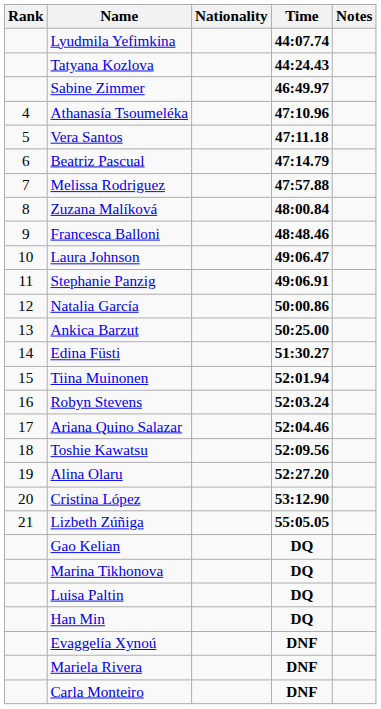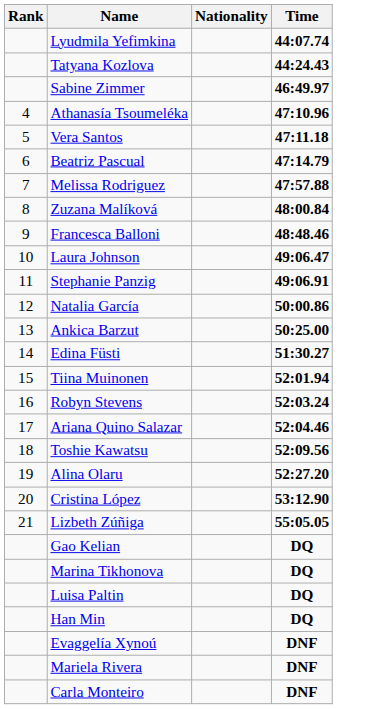- column: (354, 16)
